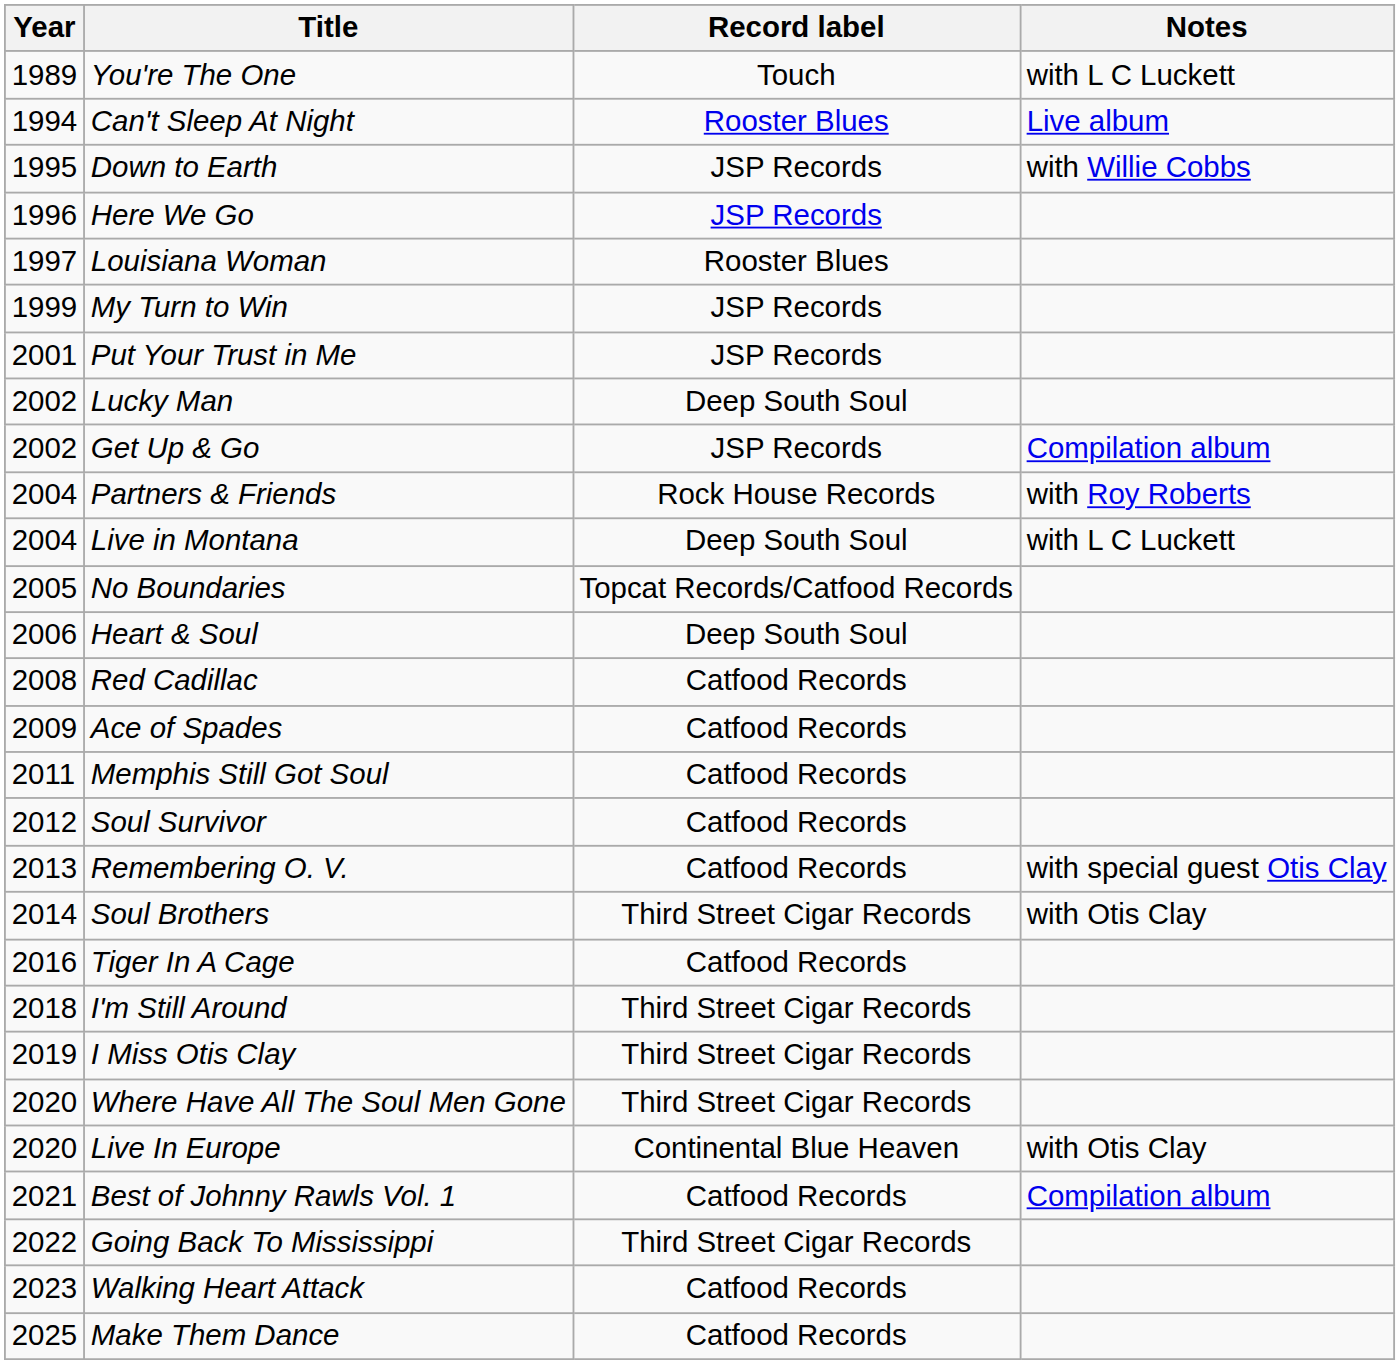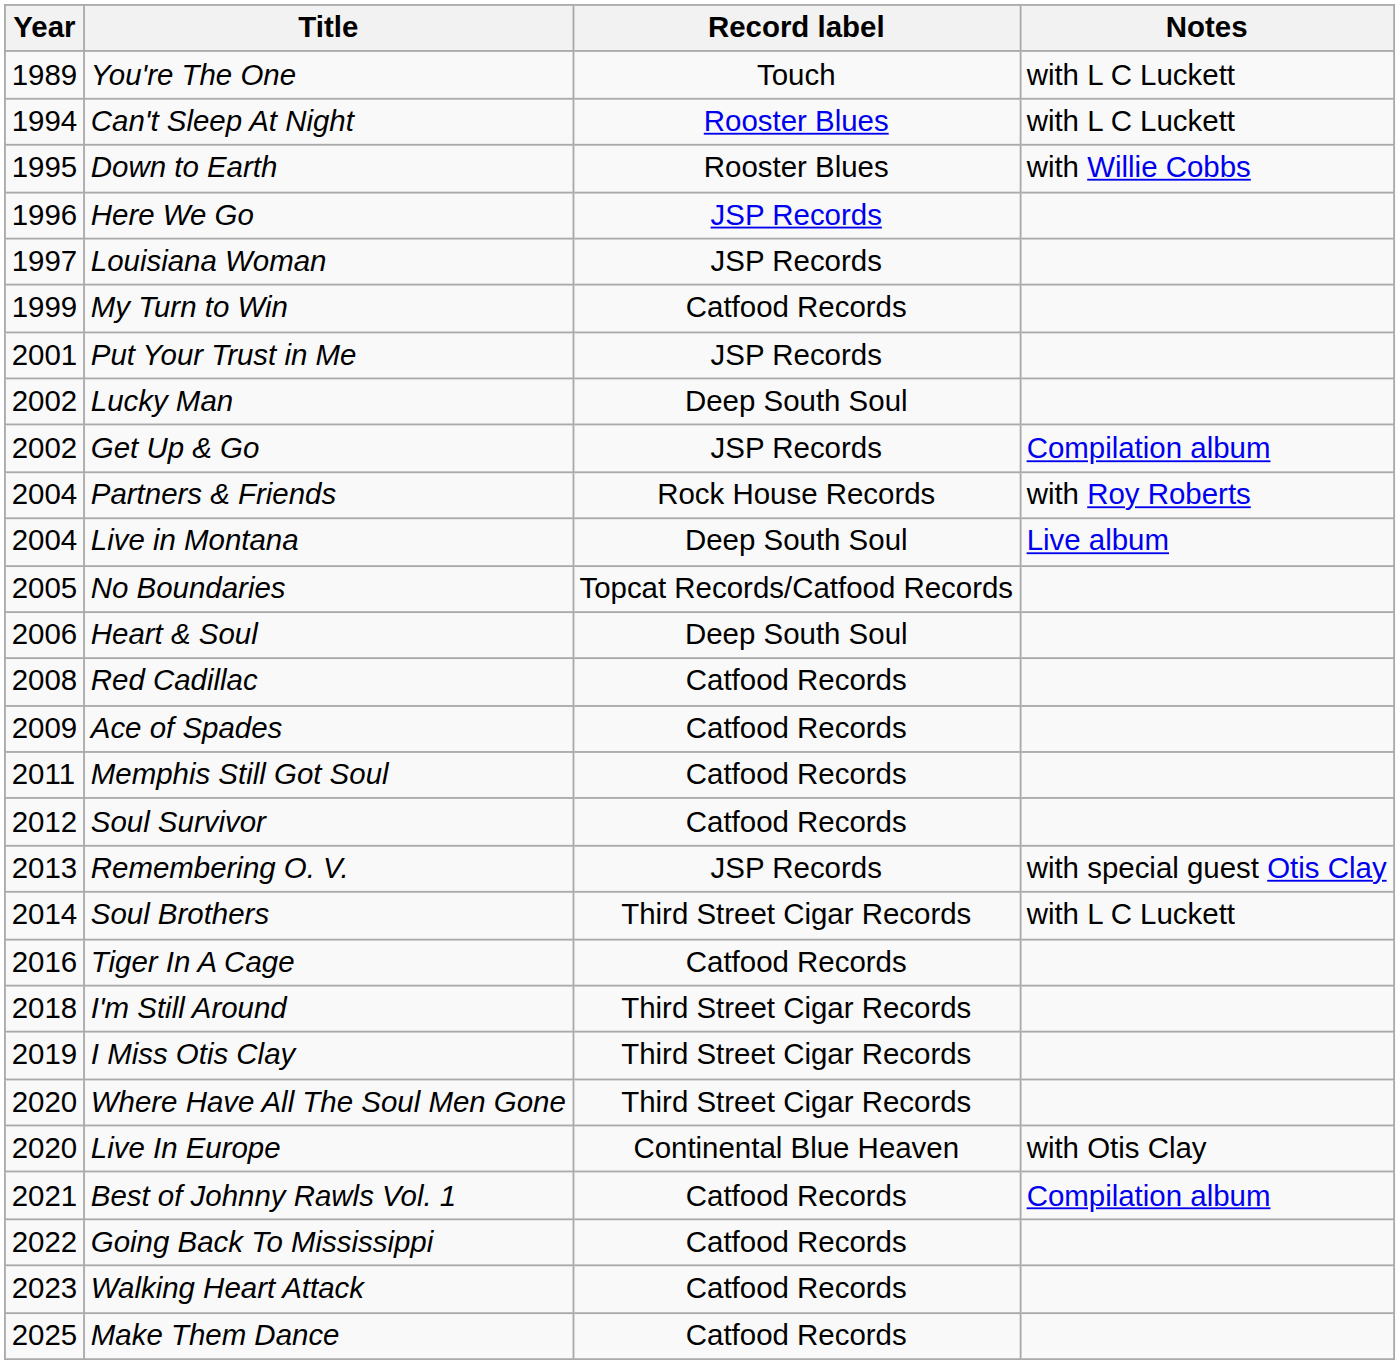(1098, 121) Live album -> (1131, 121) with L C Luckett
(796, 167) JSP Records -> (796, 167) Rooster Blues
(796, 261) Rooster Blues -> (796, 261) JSP Records
(796, 307) JSP Records -> (796, 307) Catfood Records
(1131, 541) with L C Luckett -> (1098, 541) Live album
(796, 868) Catfood Records -> (796, 868) JSP Records
(1117, 914) with Otis Clay -> (1131, 914) with L C Luckett
(796, 1241) Third Street Cigar Records -> (796, 1241) Catfood Records
